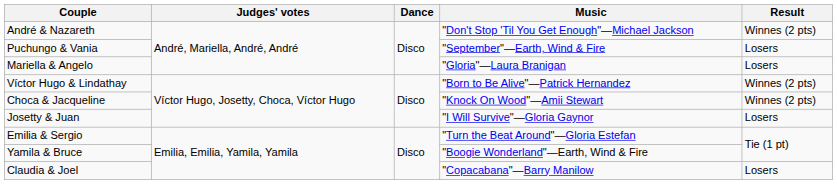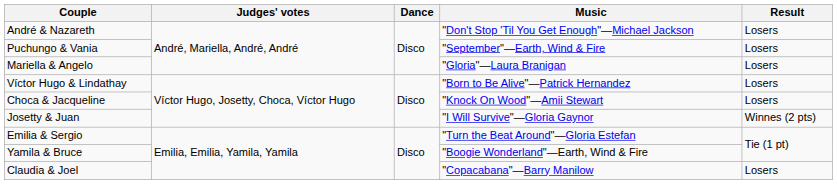(780, 30) Winnes (2 pts) -> (761, 30) Losers
(780, 83) Winnes (2 pts) -> (761, 83) Losers
(780, 100) Winnes (2 pts) -> (761, 100) Losers
(761, 118) Losers -> (780, 118) Winnes (2 pts)
